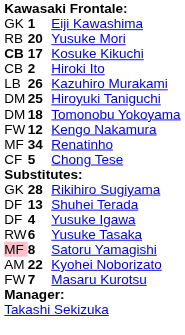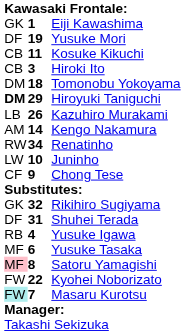(14, 39) RB -> (13, 39) DF
(35, 39) 20 -> (35, 39) 19
(14, 54) bold -> (14, 54) normal
(35, 54) 17 -> (35, 54) 11
(32, 69) 2 -> (32, 69) 3
rows swapped: (110, 84) <-> (116, 114)
(15, 99) normal -> (15, 99) bold
(35, 99) 25 -> (35, 99) 29
(15, 129) FW -> (14, 129) AM
(35, 129) 12 -> (35, 129) 14
(14, 144) MF -> (15, 144) RW
+ row: (75, 159)
(32, 159) 5 -> (32, 174) 9
(35, 189) 28 -> (35, 204) 32
(35, 204) 13 -> (35, 219) 31
(13, 219) DF -> (14, 234) RB
(15, 234) RW -> (14, 249) MF
(14, 264) AM -> (15, 279) FW
(15, 279) no background -> (15, 294) paleturquoise background
